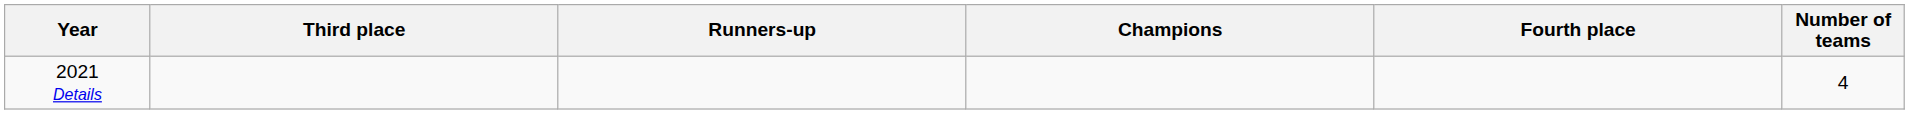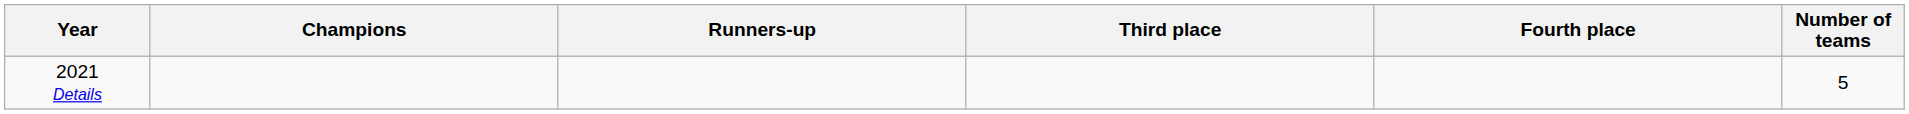columns swapped: (1170, 30) <-> (354, 30)
(1843, 82) 4 -> (1843, 82) 5
